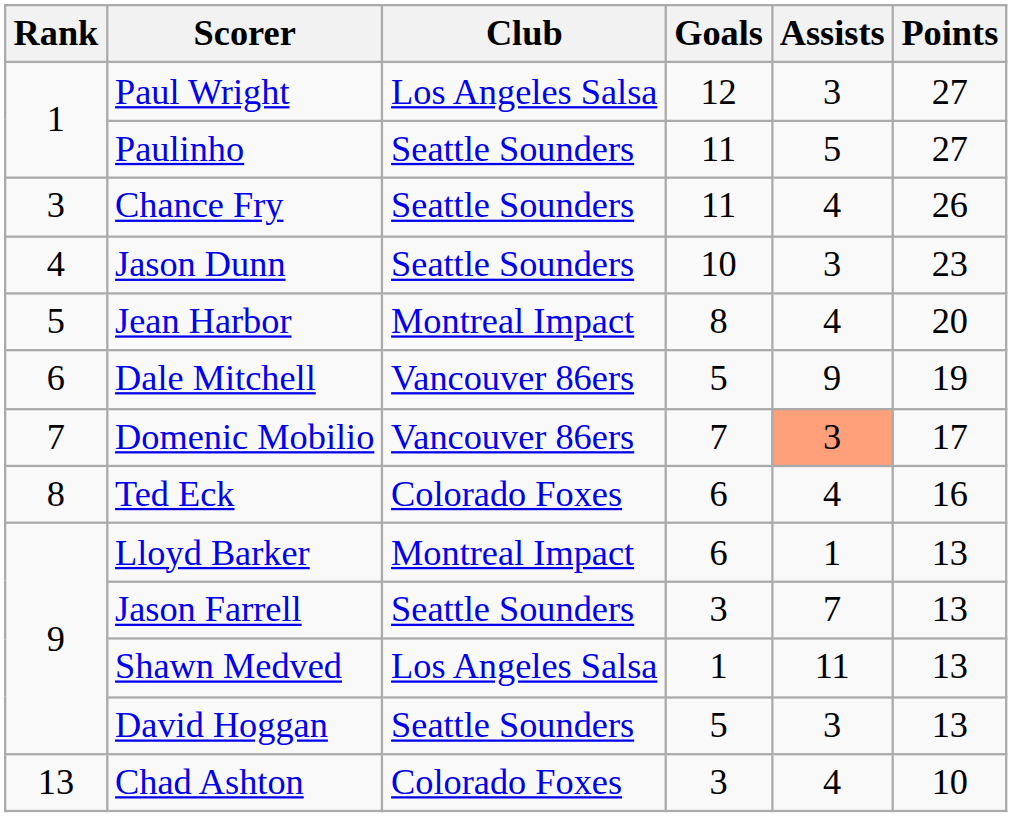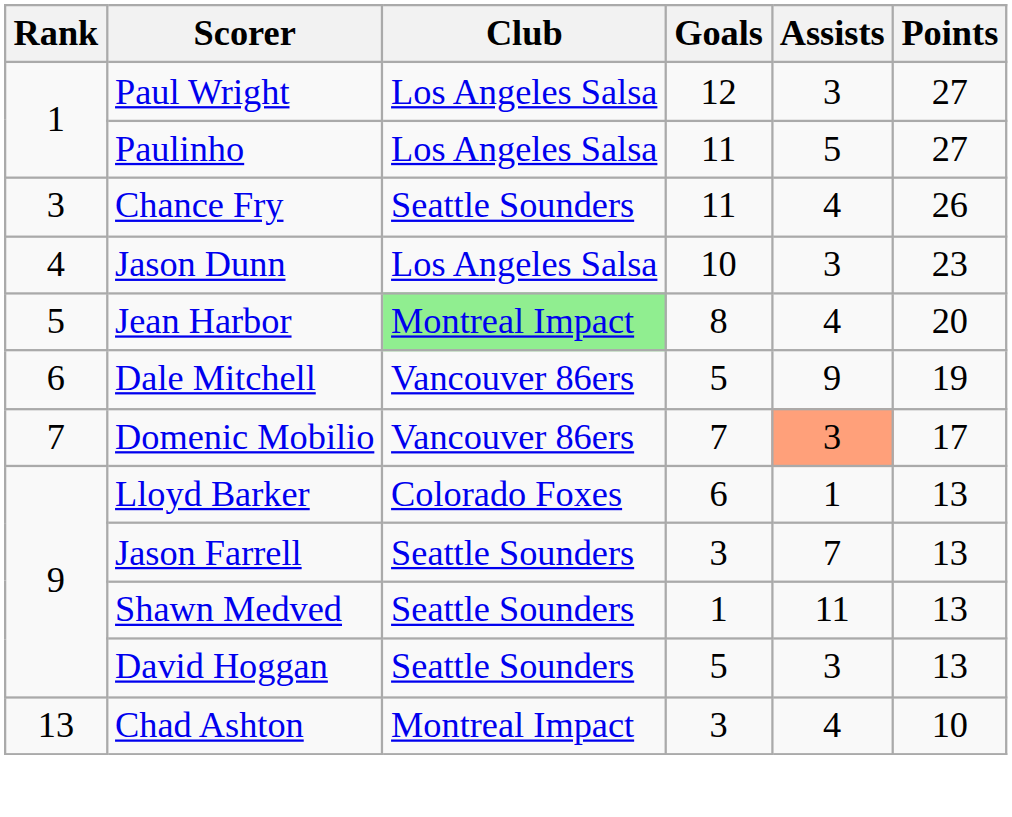(513, 148) Seattle Sounders -> (524, 148) Los Angeles Salsa
(513, 263) Seattle Sounders -> (524, 263) Los Angeles Salsa
(513, 321) no background -> (513, 321) lightgreen background
- row: (175, 494)
(513, 551) Montreal Impact -> (507, 494) Colorado Foxes
(524, 666) Los Angeles Salsa -> (513, 609) Seattle Sounders
(507, 782) Colorado Foxes -> (513, 724) Montreal Impact
